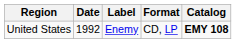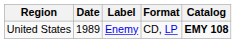(88, 30) 1992 -> (88, 30) 1989
